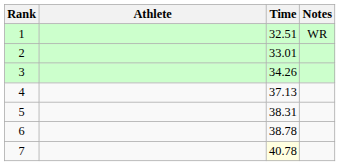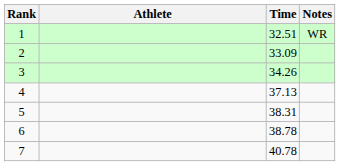(283, 53) 33.01 -> (283, 53) 33.09
(283, 151) lightyellow background -> (283, 151) no background
